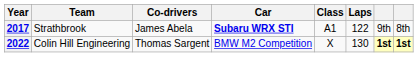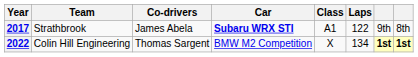(360, 45) 130 -> (360, 45) 134
